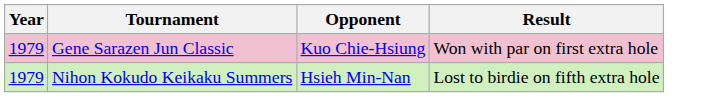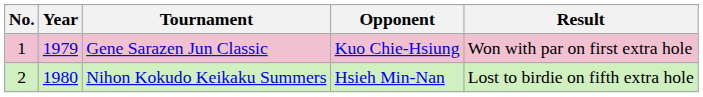+ column: (22, 19)
(26, 77) 1979 -> (60, 77) 1980
